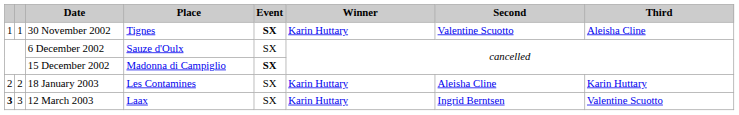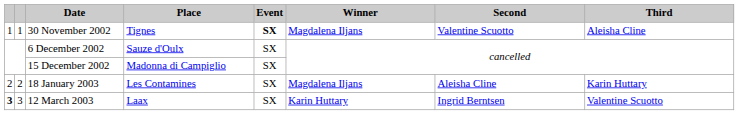(318, 30) Karin Huttary -> (325, 30) Magdalena Iljans
(270, 65) bold -> (270, 65) normal
(318, 83) Karin Huttary -> (325, 83) Magdalena Iljans
